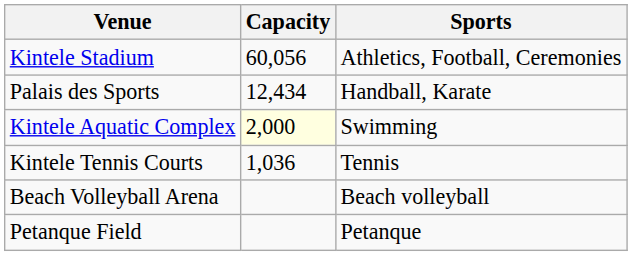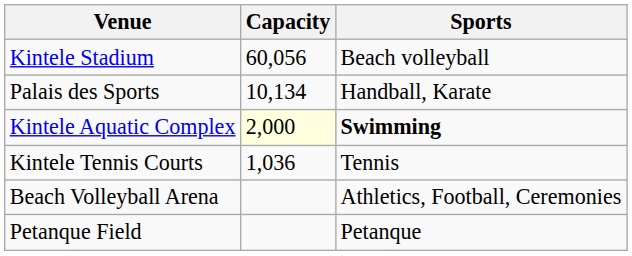(481, 57) Athletics, Football, Ceremonies -> (415, 57) Beach volleyball
(276, 92) 12,434 -> (276, 92) 10,134
(389, 127) normal -> (391, 127) bold
(415, 197) Beach volleyball -> (481, 197) Athletics, Football, Ceremonies
